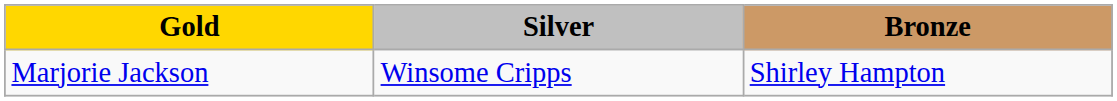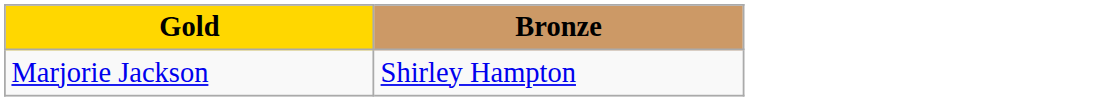- column: (559, 27)
